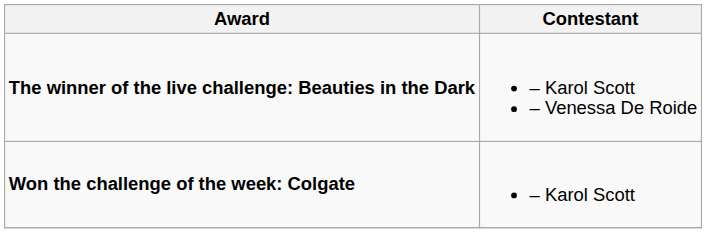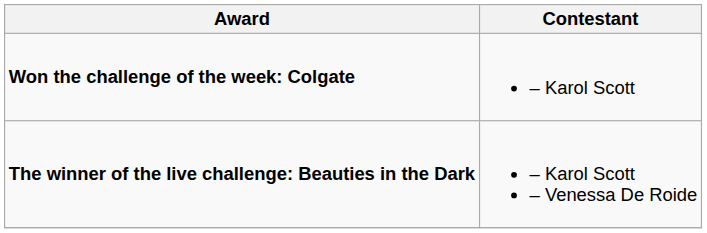rows swapped: (182, 184) <-> (242, 87)
